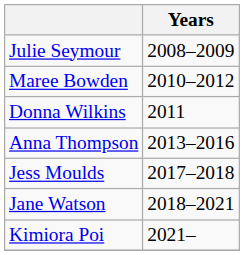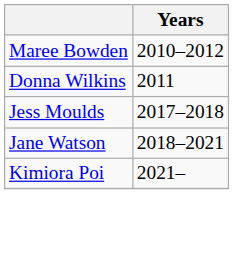- row: (65, 50)
- row: (74, 142)
